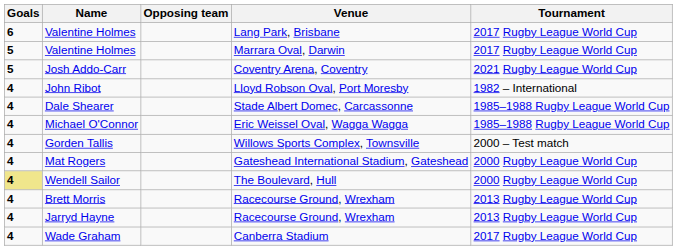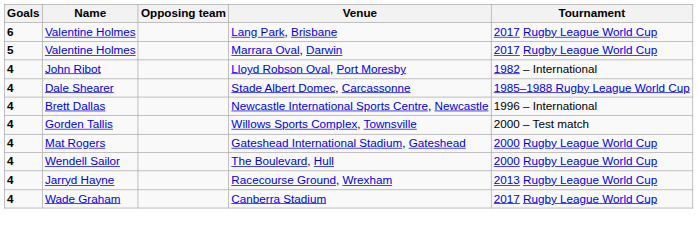- row: (85, 69)
- row: (91, 124)
+ row: (75, 106)
(10, 180) khaki background -> (10, 161) no background
- row: (75, 198)
